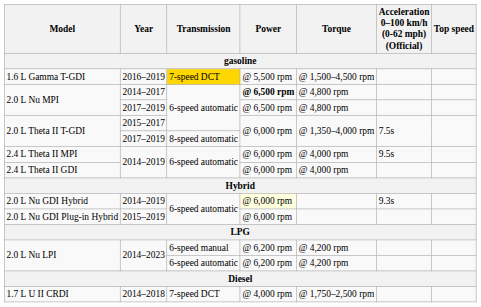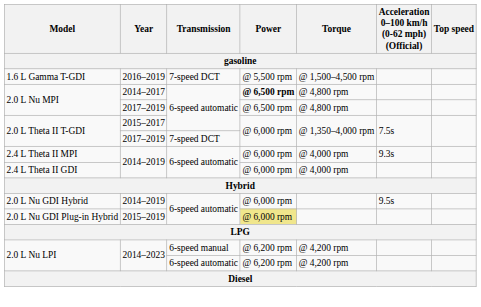(194, 77) gold background -> (194, 77) no background
(204, 139) 8-speed automatic -> (194, 139) 7-speed DCT
(386, 154) 9.5s -> (386, 154) 9.3s
(267, 201) lightyellow background -> (267, 201) no background
(386, 201) 9.3s -> (386, 201) 9.5s
(267, 216) no background -> (267, 216) khaki background
- row: (38, 294)
